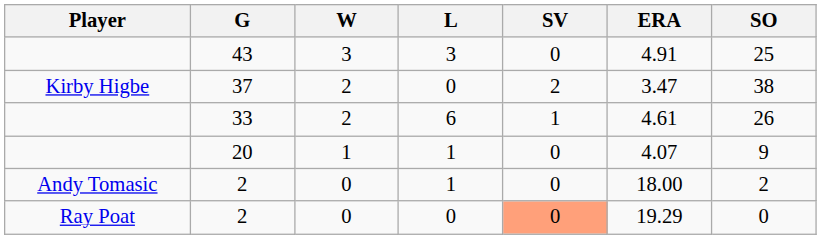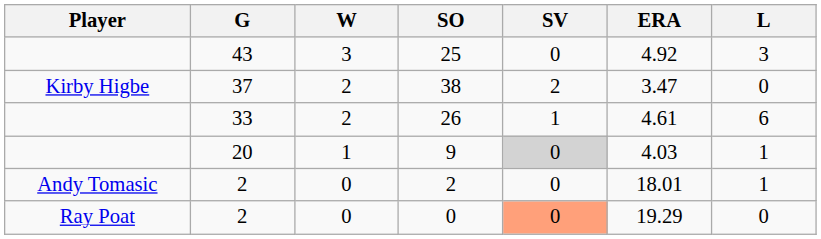columns swapped: (451, 20) <-> (764, 20)
(659, 53) 4.91 -> (659, 53) 4.92
(555, 151) no background -> (555, 151) lightgrey background
(659, 151) 4.07 -> (659, 151) 4.03
(659, 184) 18.00 -> (659, 184) 18.01
